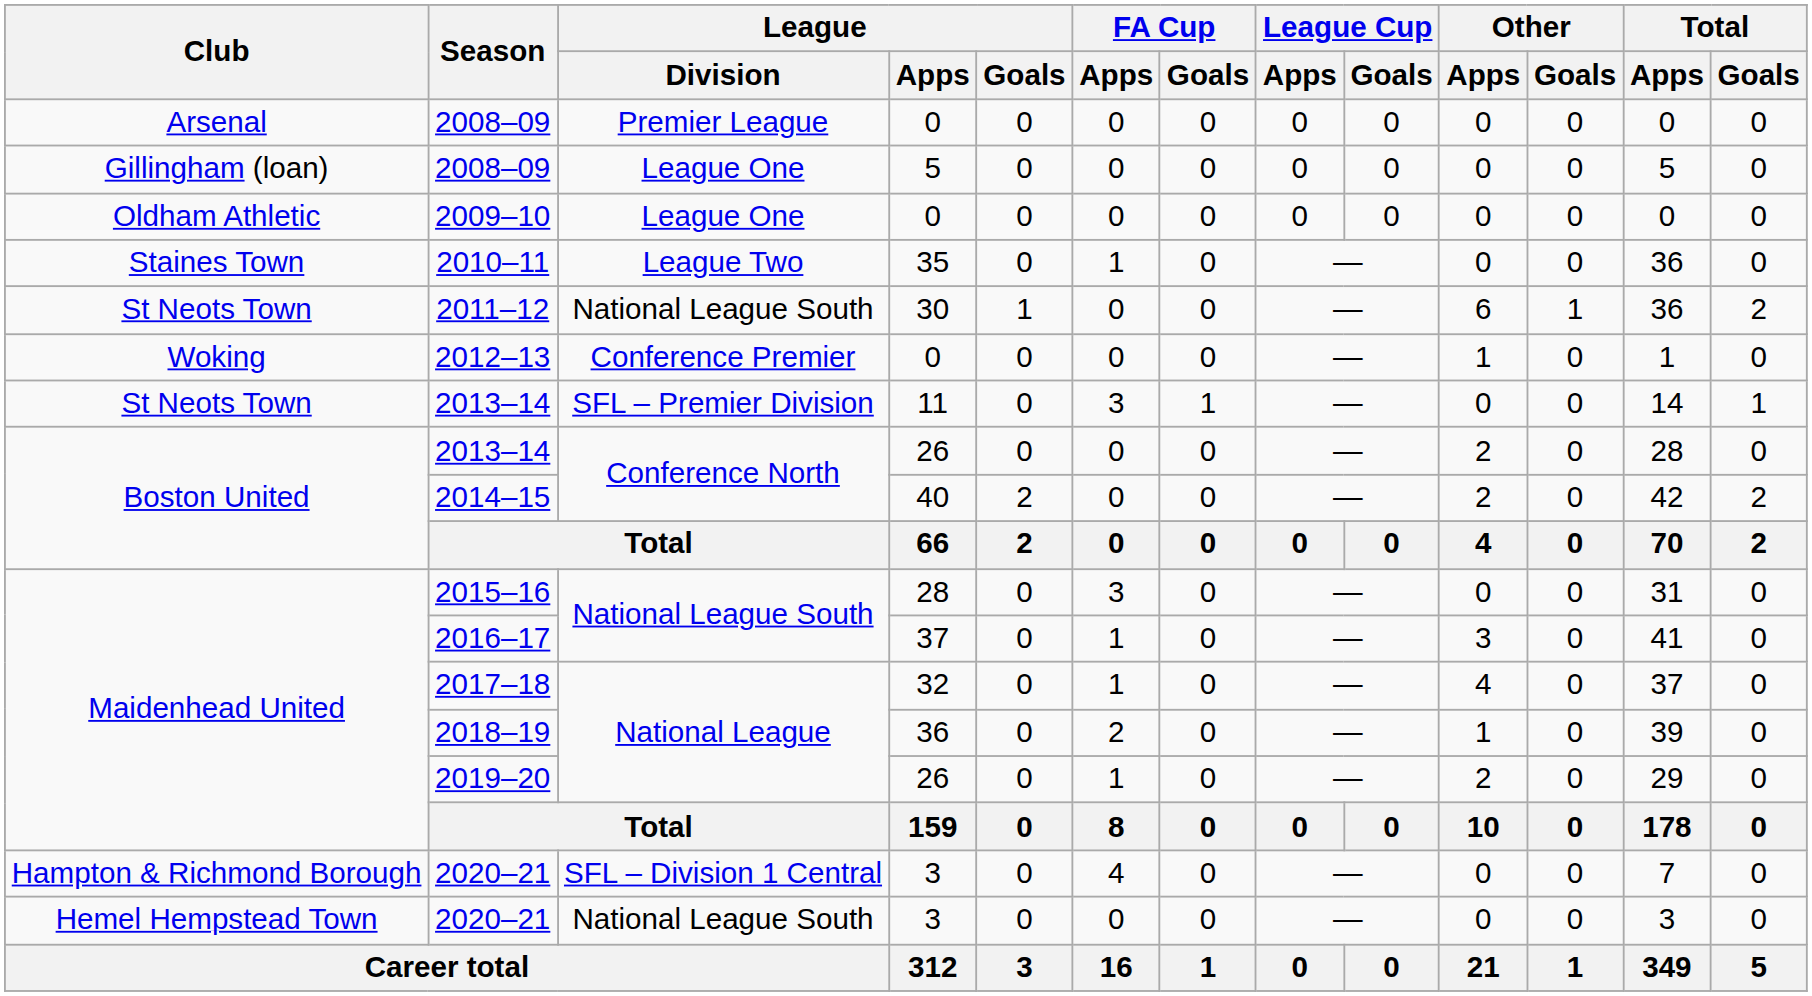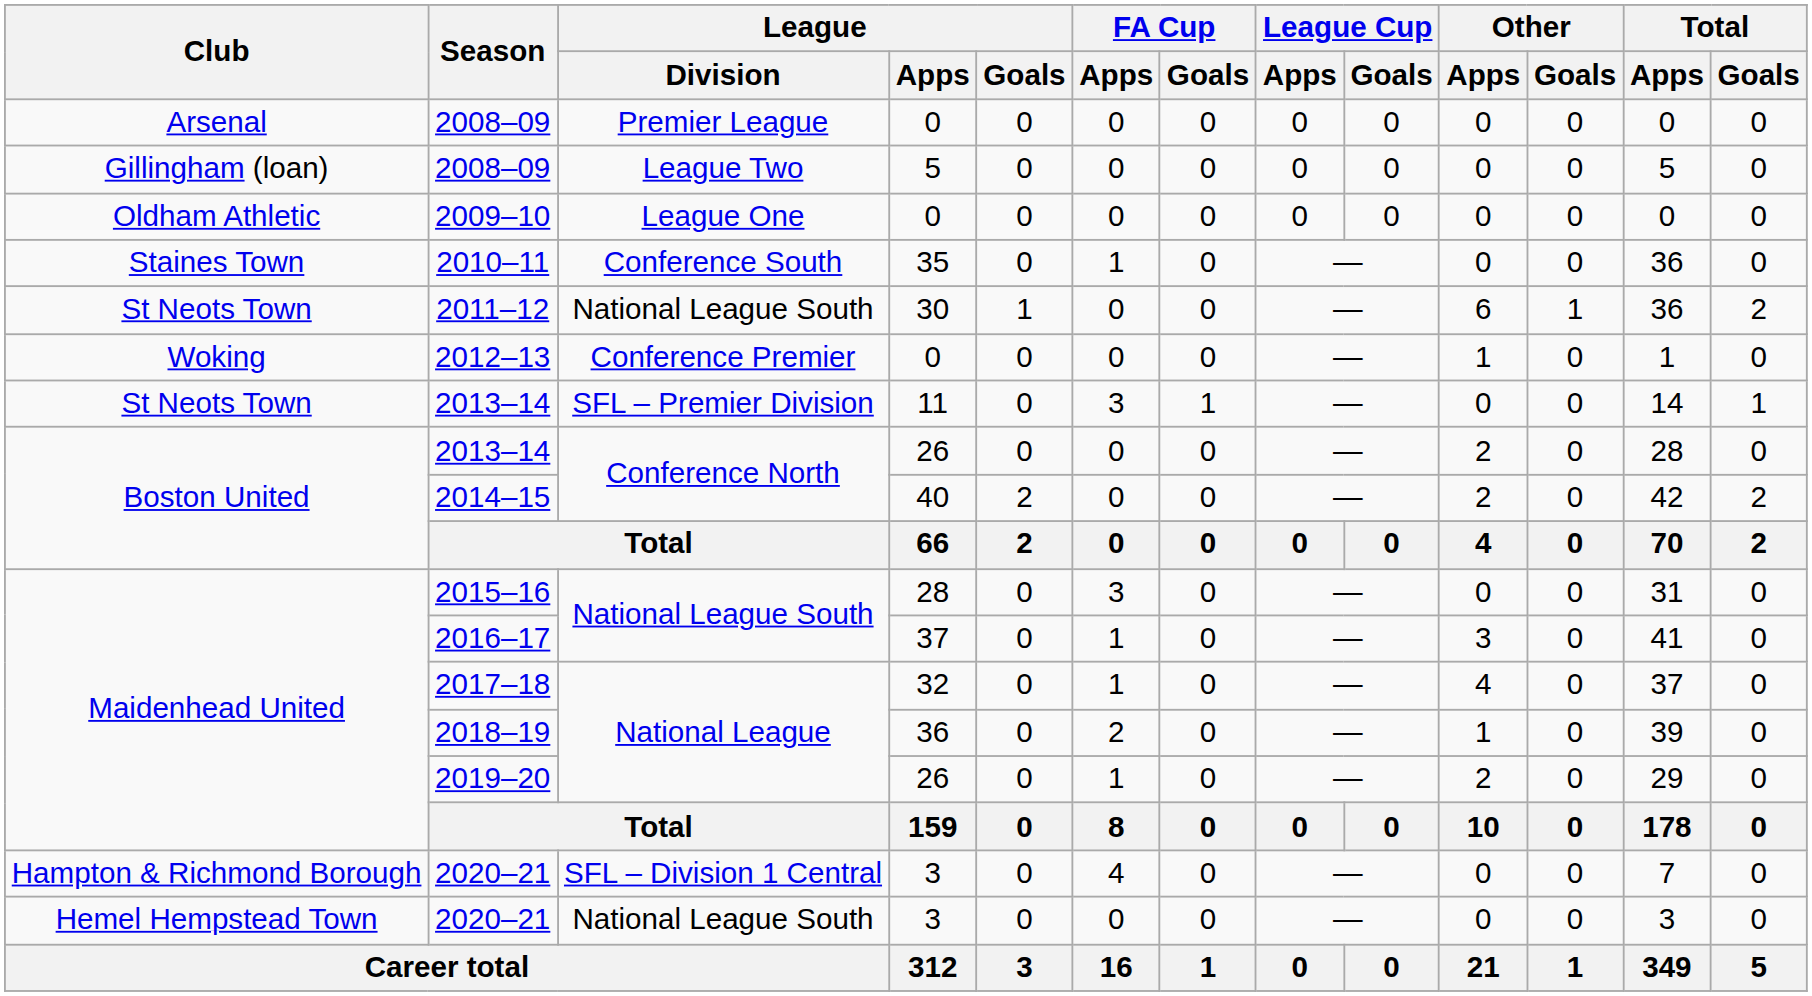(723, 168) League One -> (723, 168) League Two
(723, 262) League Two -> (723, 262) Conference South
